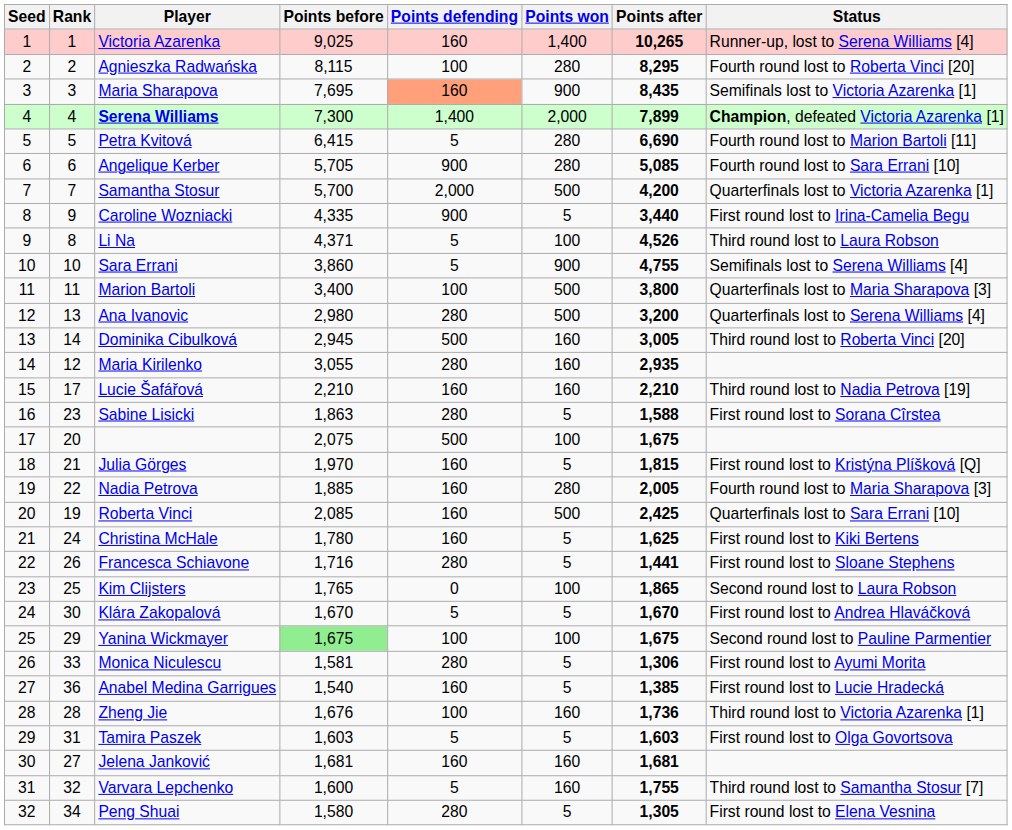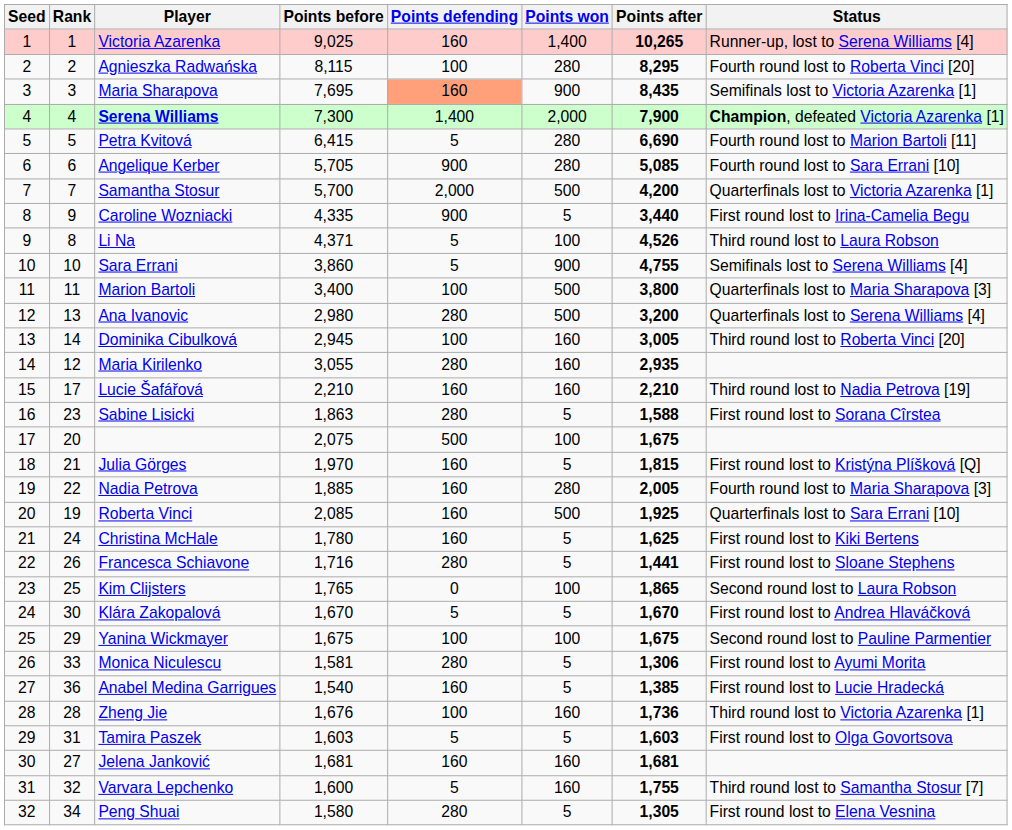(659, 116) 7,899 -> (659, 116) 7,900
(454, 340) 500 -> (454, 340) 100
(659, 514) 2,425 -> (659, 514) 1,925
(334, 638) lightgreen background -> (334, 638) no background
